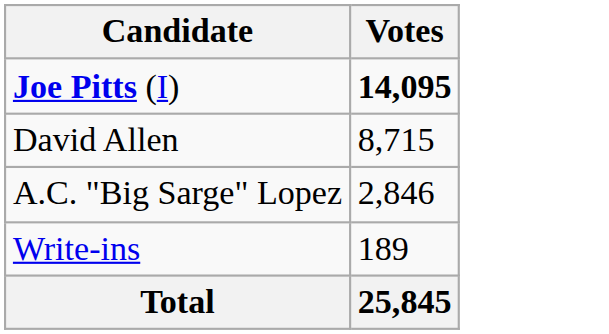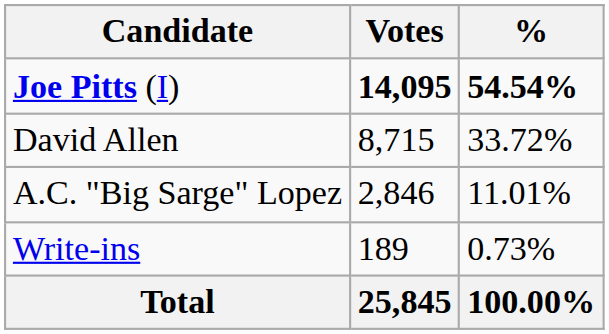+ column: (531, 31)
